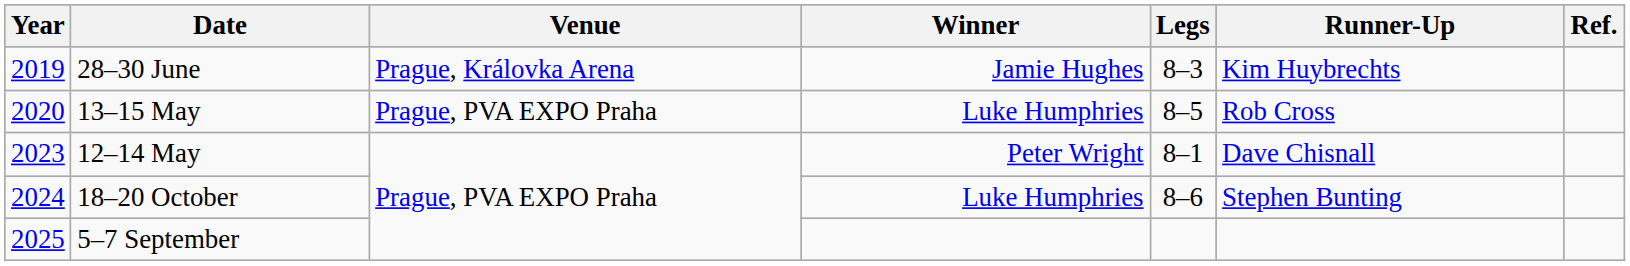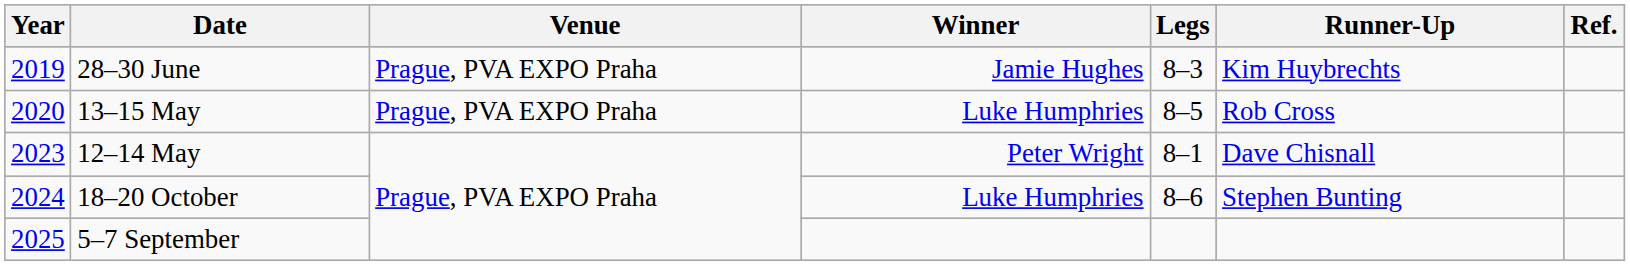(505, 68) Prague, Královka Arena -> (516, 68) Prague, PVA EXPO Praha
